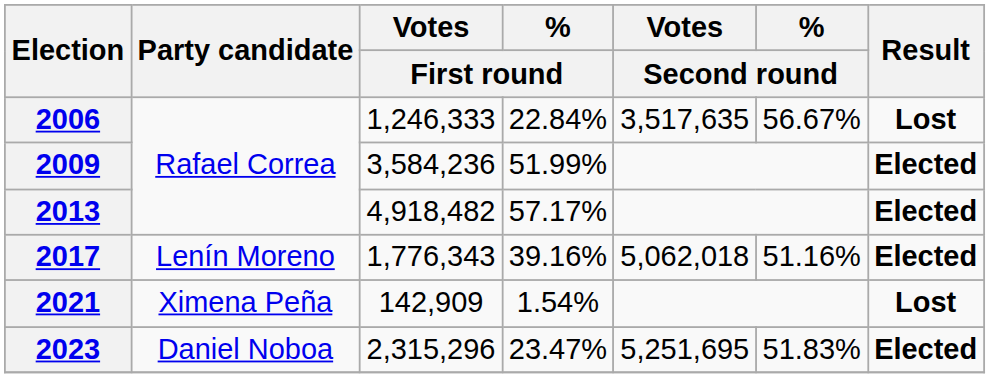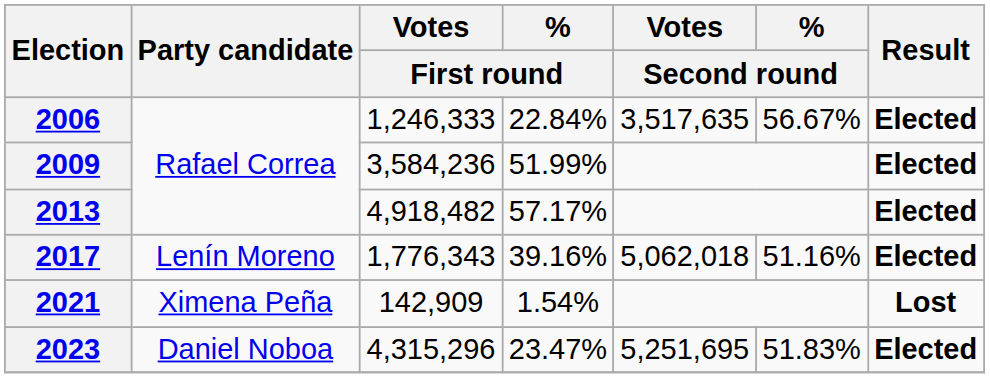(926, 119) Lost -> (926, 119) Elected
(431, 348) 2,315,296 -> (431, 348) 4,315,296
